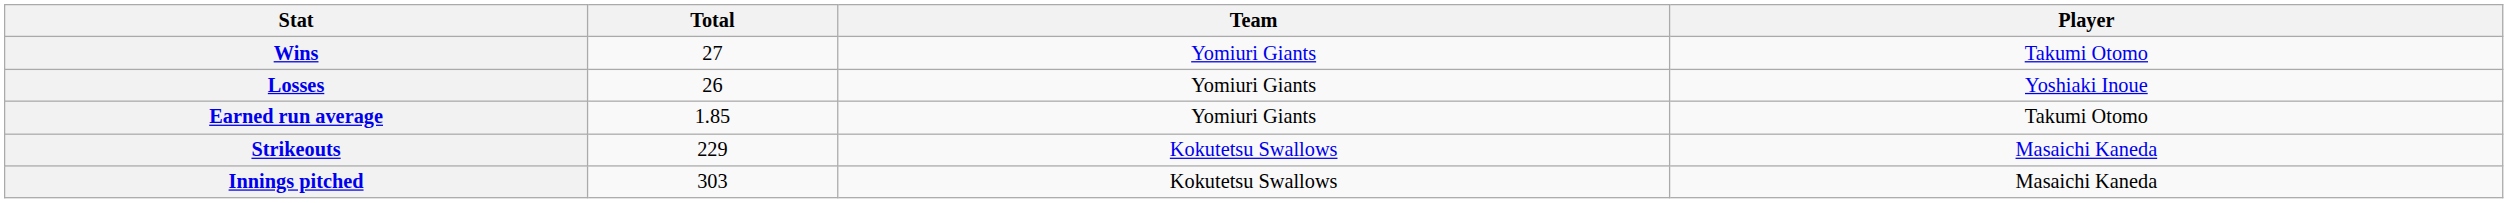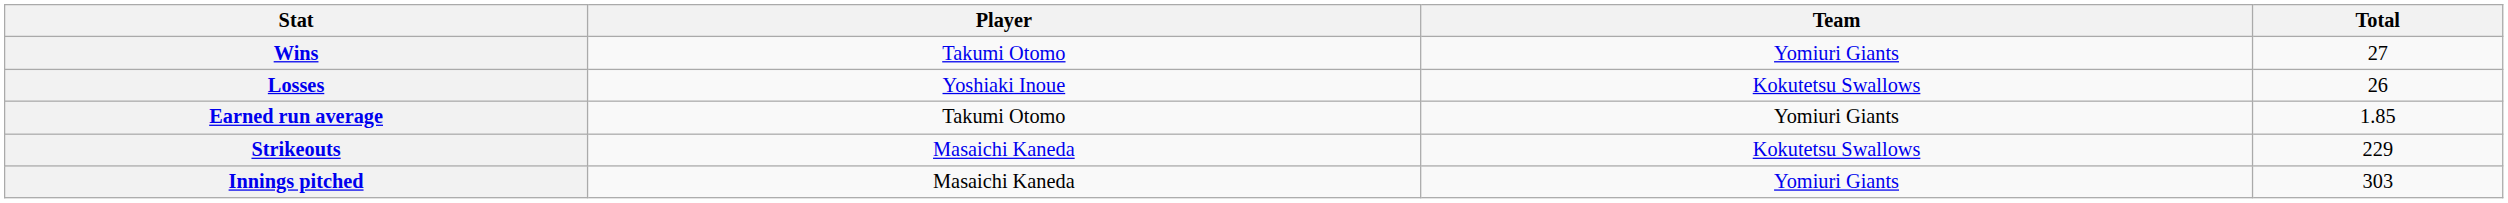columns swapped: (2086, 20) <-> (712, 20)
(1254, 85) Yomiuri Giants -> (1837, 85) Kokutetsu Swallows
(1254, 181) Kokutetsu Swallows -> (1837, 181) Yomiuri Giants
